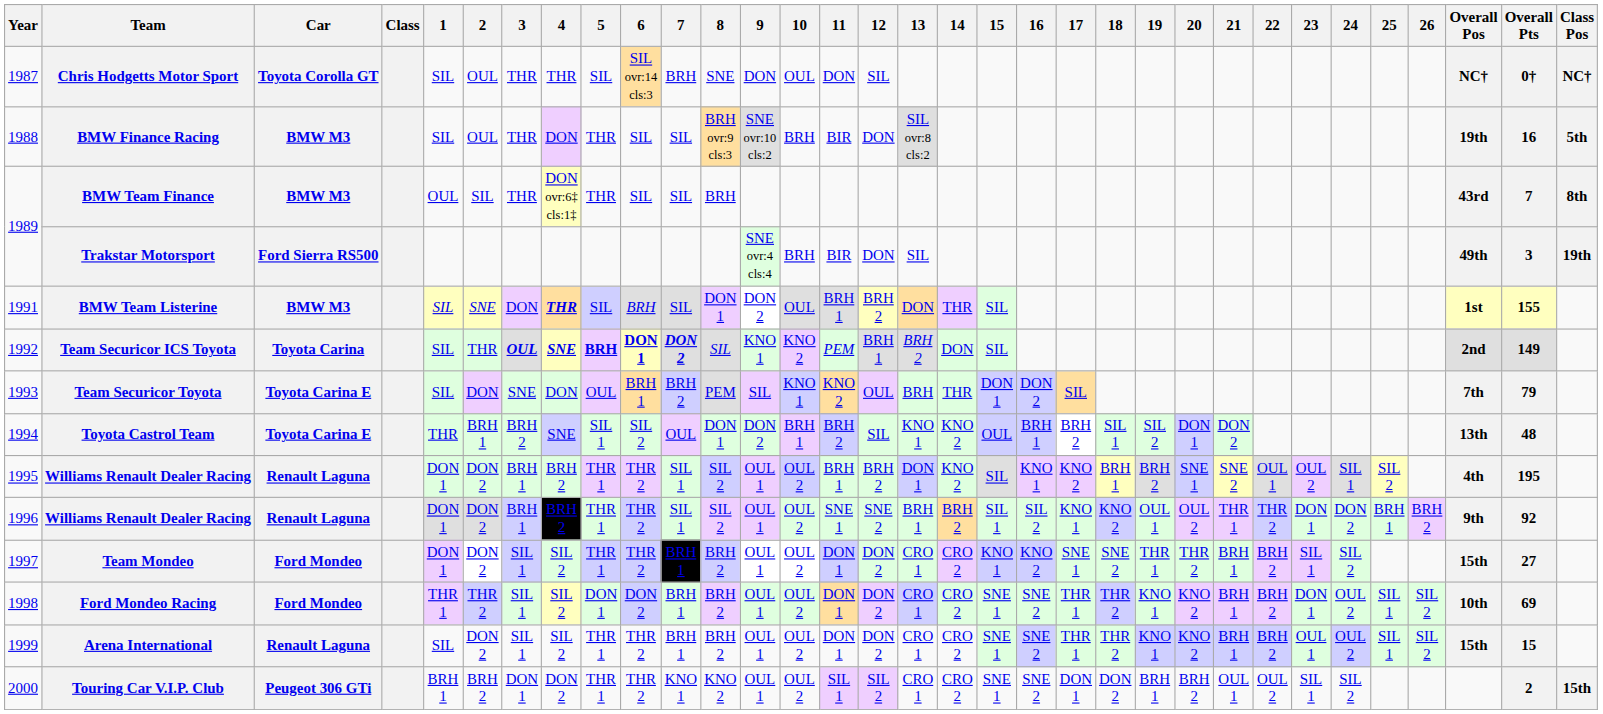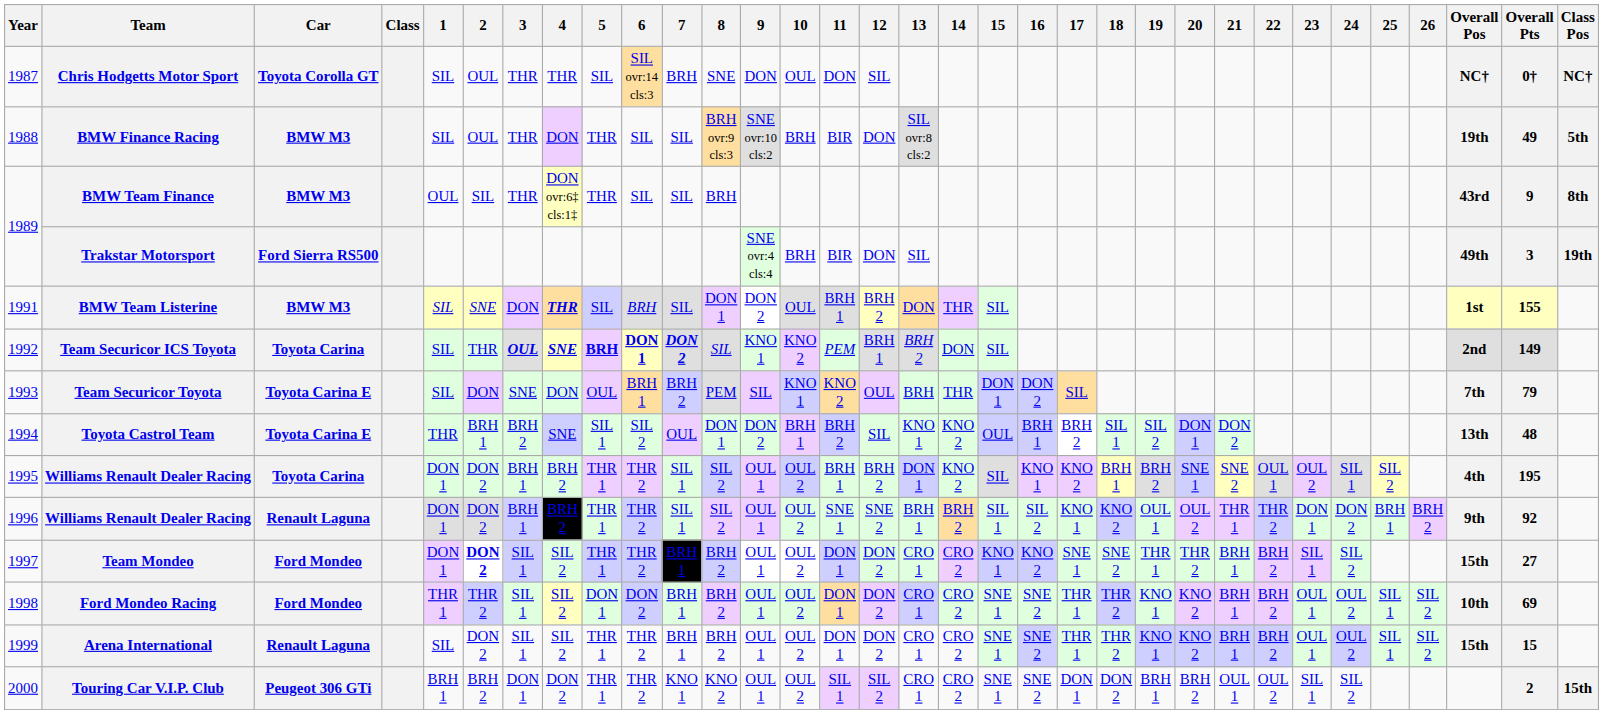(1529, 136) 16 -> (1530, 136) 49
(1529, 196) 7 -> (1530, 196) 9
(318, 476) Renault Laguna -> (318, 476) Toyota Carina
(482, 560) normal -> (483, 560) bold
(1311, 603) DON 1 -> (1312, 603) OUL 1
